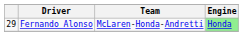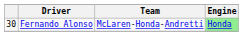(11, 24) 29 -> (11, 24) 30
